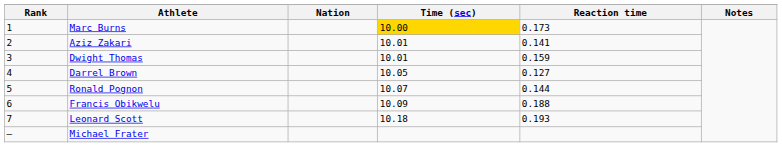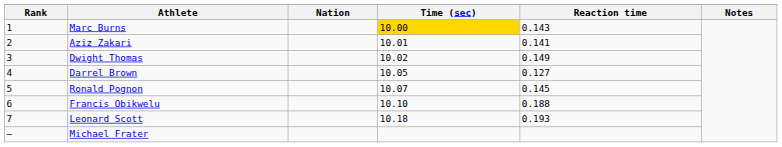(536, 27) 0.173 -> (536, 27) 0.143
(394, 58) 10.01 -> (394, 58) 10.02
(536, 58) 0.159 -> (536, 58) 0.149
(536, 88) 0.144 -> (536, 88) 0.145
(394, 104) 10.09 -> (394, 104) 10.10
